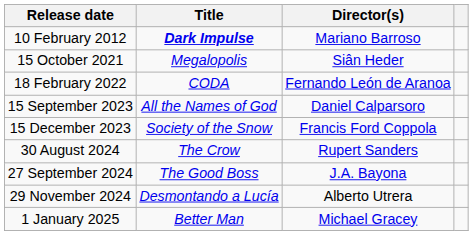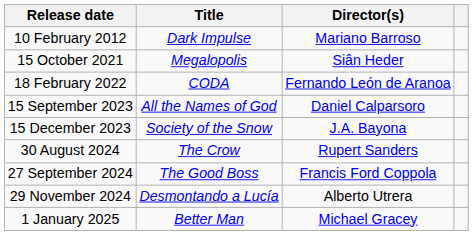(209, 38) bold -> (209, 38) normal
(368, 128) Francis Ford Coppola -> (368, 128) J.A. Bayona
(368, 173) J.A. Bayona -> (368, 173) Francis Ford Coppola
